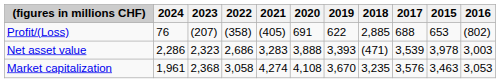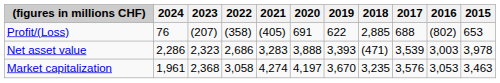columns swapped: (478, 13) <-> (444, 13)
(307, 68) 4,108 -> (307, 68) 4,197
